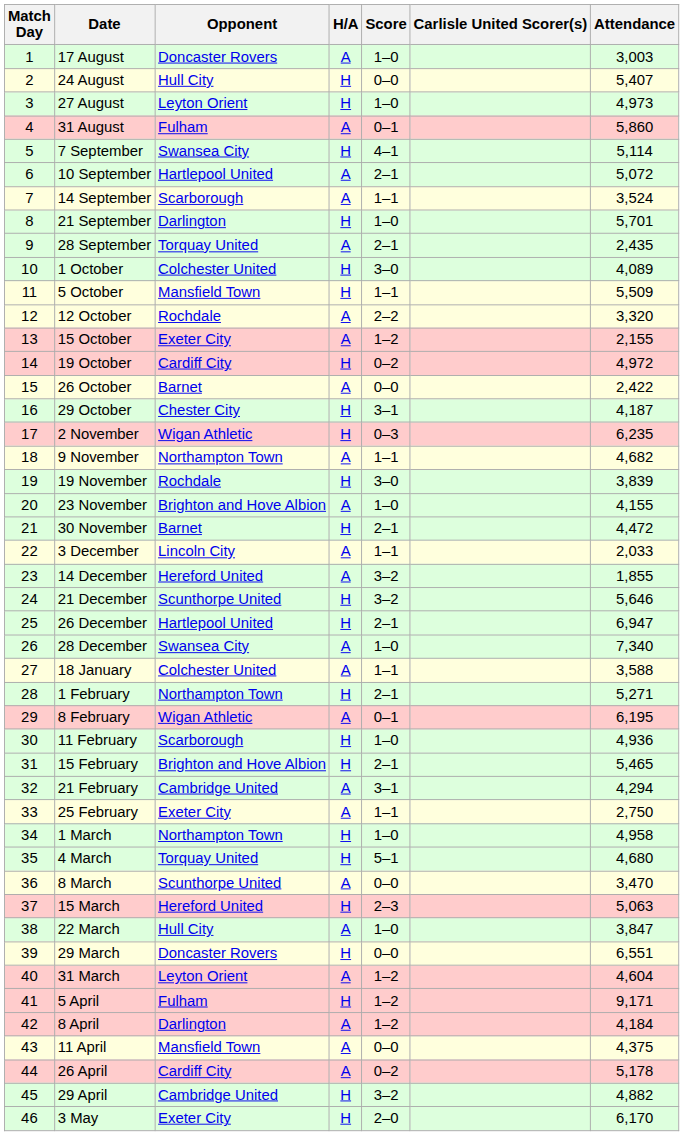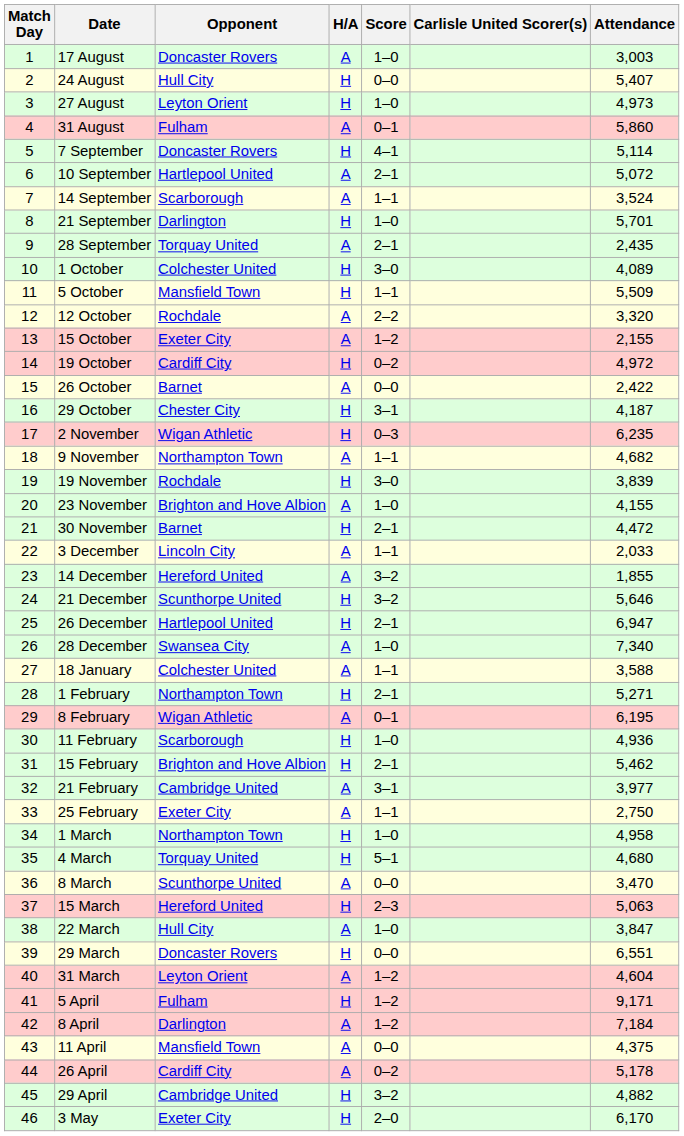(204, 151) Swansea City -> (218, 151) Doncaster Rovers
(635, 764) 5,465 -> (635, 764) 5,462
(635, 788) 4,294 -> (635, 788) 3,977
(635, 1024) 4,184 -> (635, 1024) 7,184
